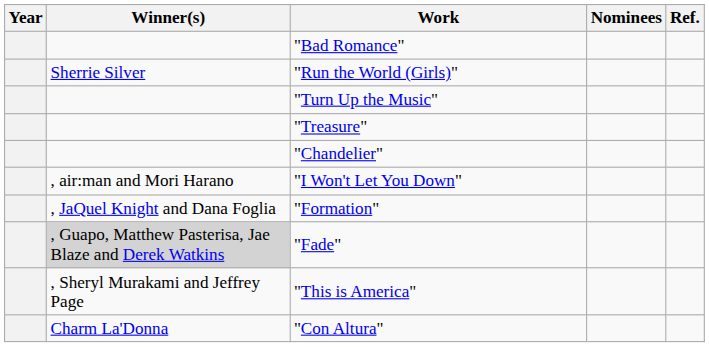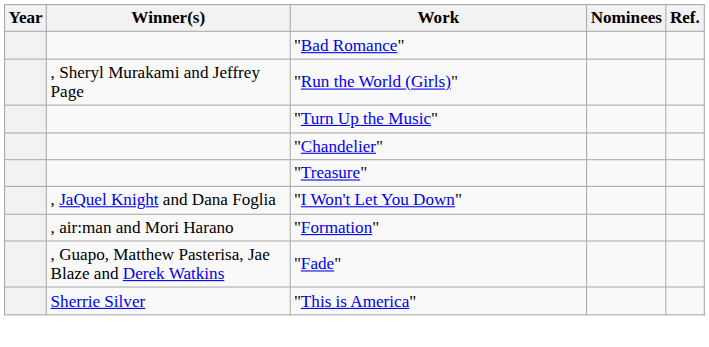(98, 72) Sherrie Silver -> (155, 82) , Sheryl Murakami and Jeffrey Page
rows swapped: (331, 126) <-> (338, 153)
(142, 180) , air:man and Mori Harano -> (163, 200) , JaQuel Knight and Dana Foglia
(163, 208) , JaQuel Knight and Dana Foglia -> (142, 227) , air:man and Mori Harano
(160, 244) lightgrey background -> (160, 264) no background
(155, 291) , Sheryl Murakami and Jeffrey Page -> (98, 300) Sherrie Silver
- row: (339, 328)
